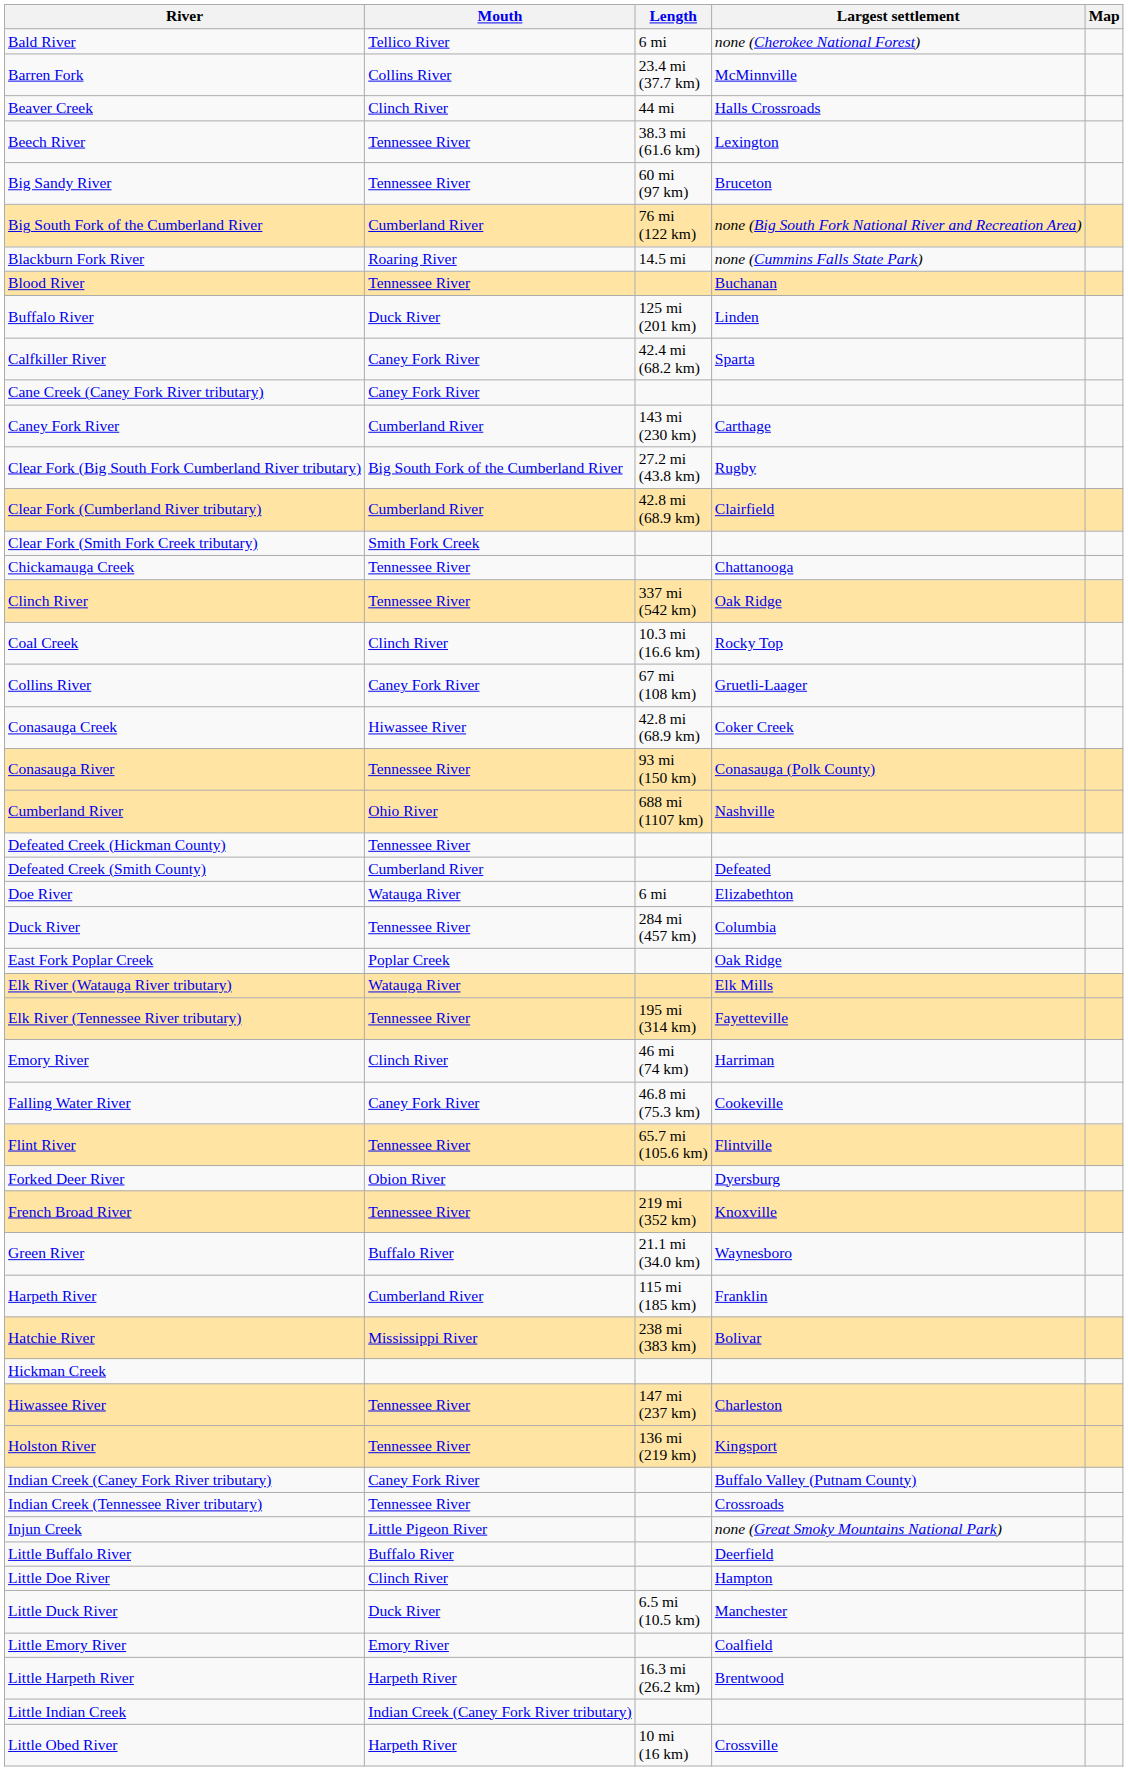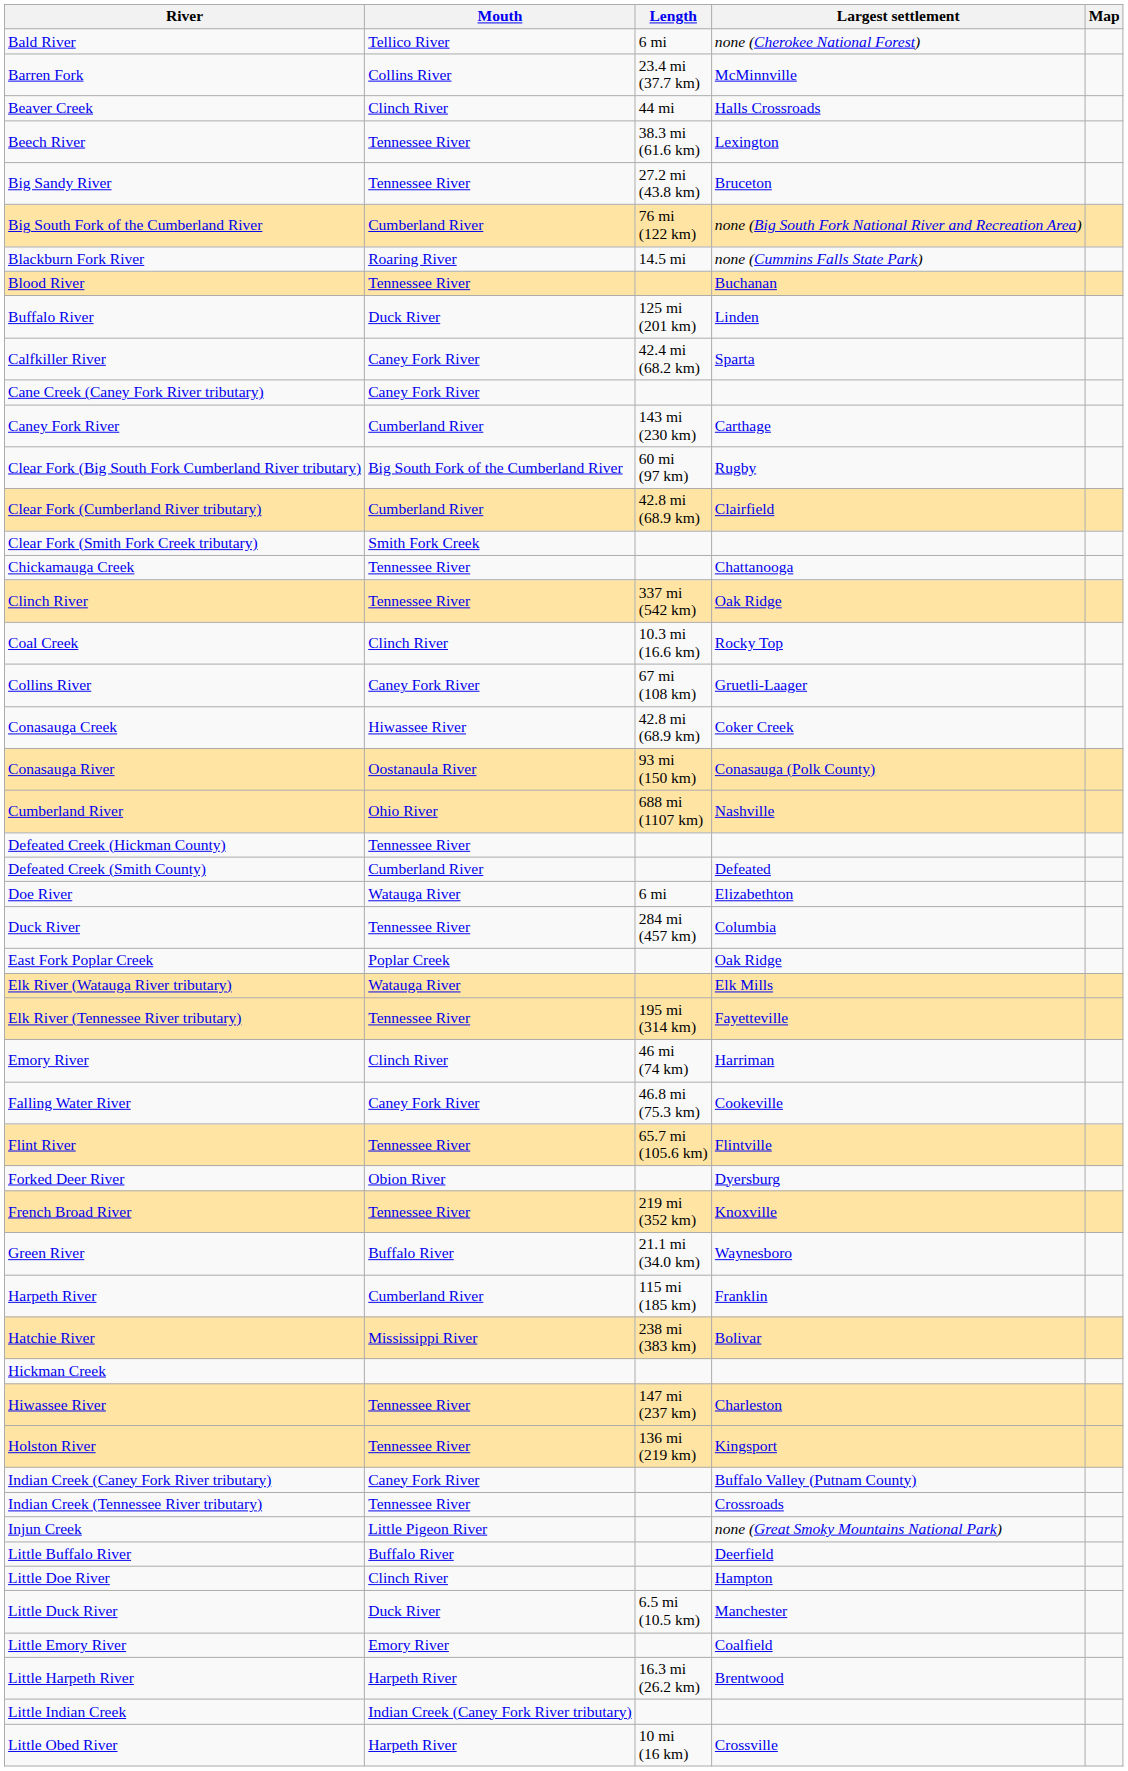(664, 183) 60 mi (97 km) -> (669, 183) 27.2 mi (43.8 km)
(669, 467) 27.2 mi (43.8 km) -> (664, 467) 60 mi (97 km)
(419, 769) Tennessee River -> (422, 769) Oostanaula River
